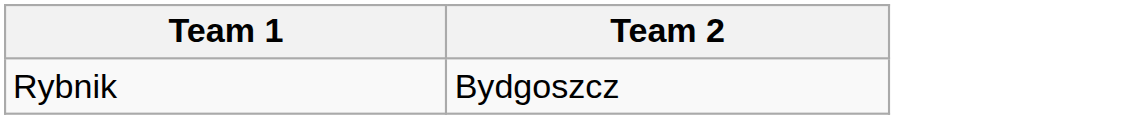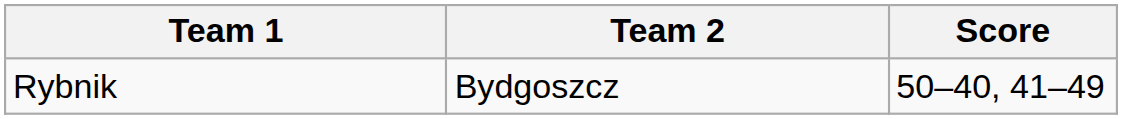+ column: (1003, 31)
